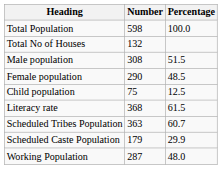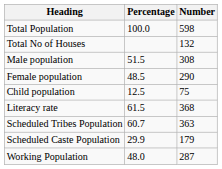columns swapped: (145, 12) <-> (191, 12)
